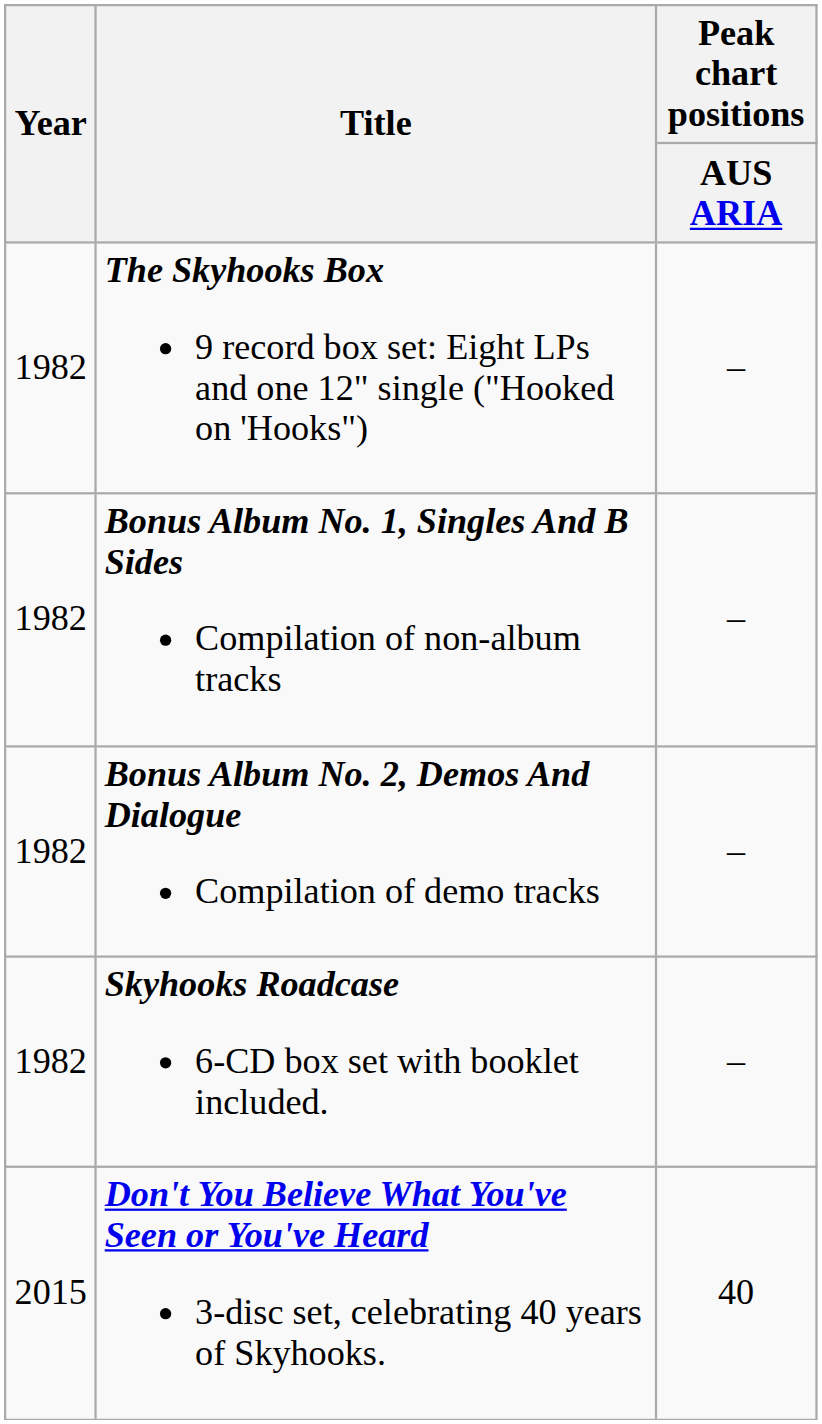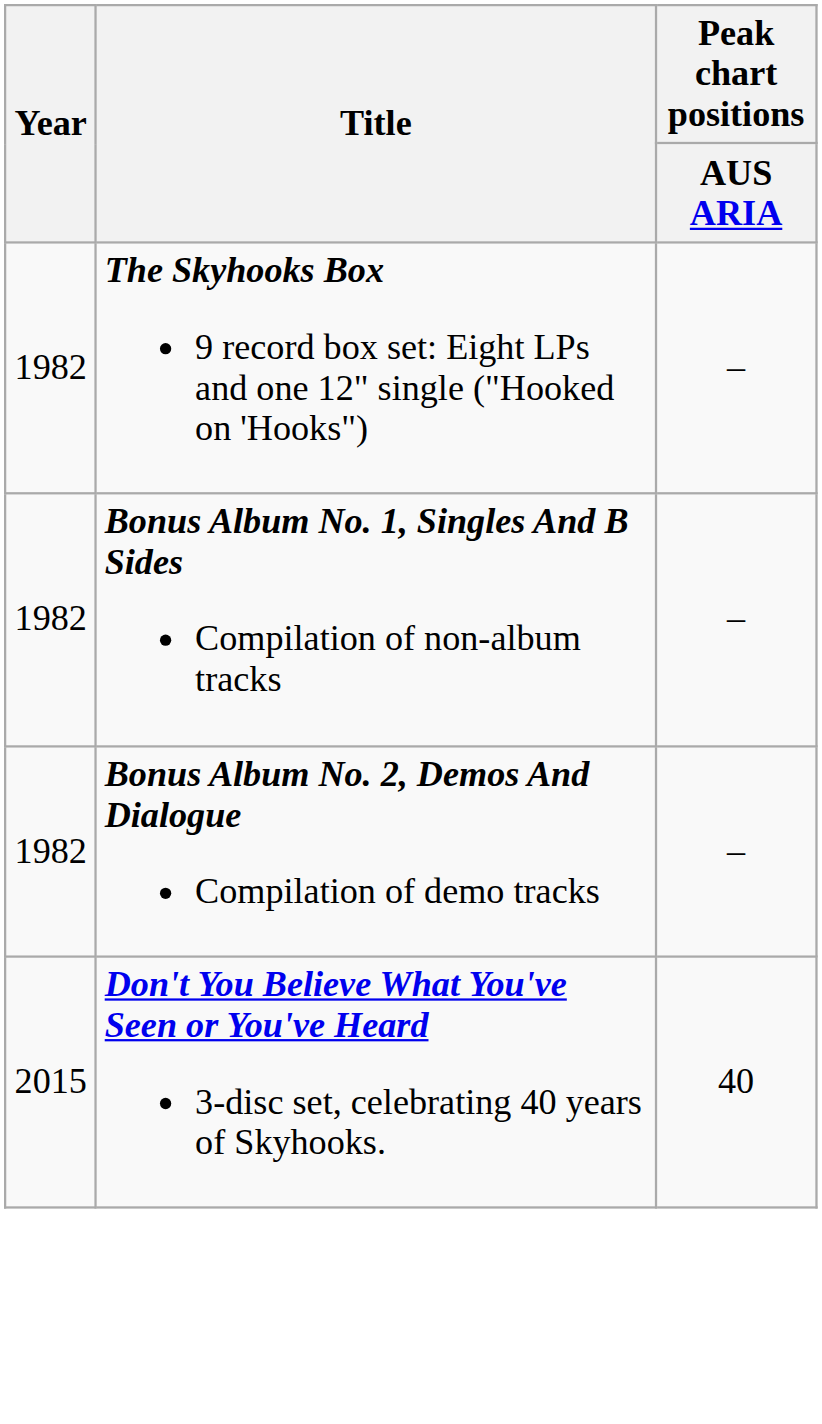- row: (376, 1044)
